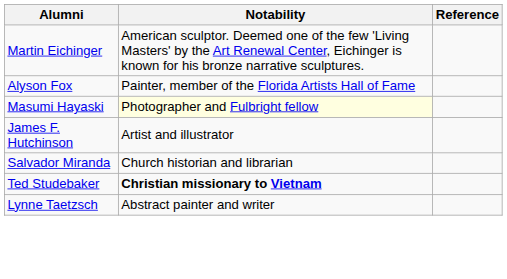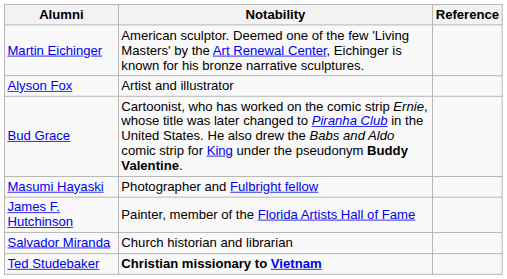(268, 86) Painter, member of the Florida Artists Hall of Fame -> (177, 86) Artist and illustrator
+ row: (39, 136)
(220, 106) lightyellow background -> (220, 186) no background
(177, 135) Artist and illustrator -> (268, 214) Painter, member of the Florida Artists Hall of Fame
- row: (53, 204)
